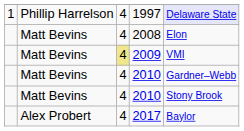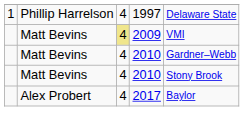(201, 15) lavender background -> (201, 15) no background
- row: (54, 34)
